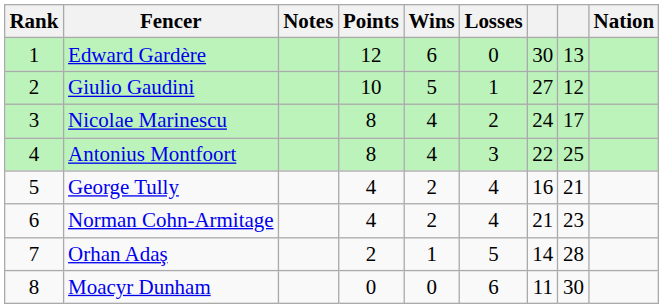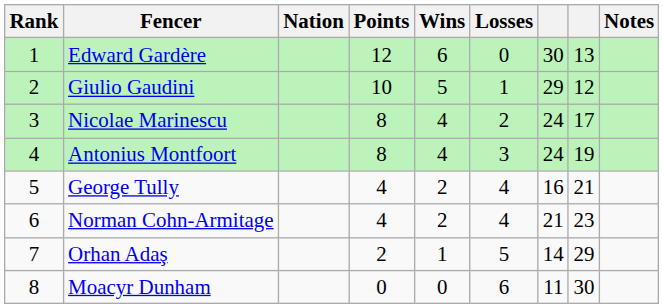columns swapped: (624, 21) <-> (308, 21)
(543, 87) 27 -> (553, 87) 29
(543, 154) 22 -> (553, 154) 24
(573, 154) 25 -> (584, 154) 19
(573, 253) 28 -> (584, 253) 29
